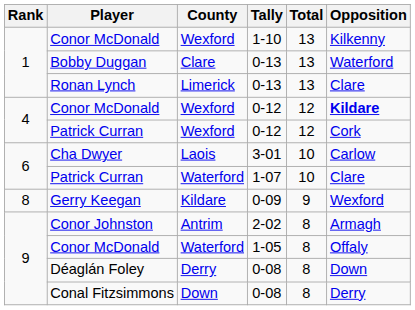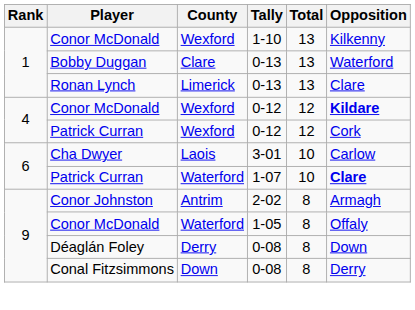(347, 177) normal -> (348, 177) bold
- row: (95, 200)
